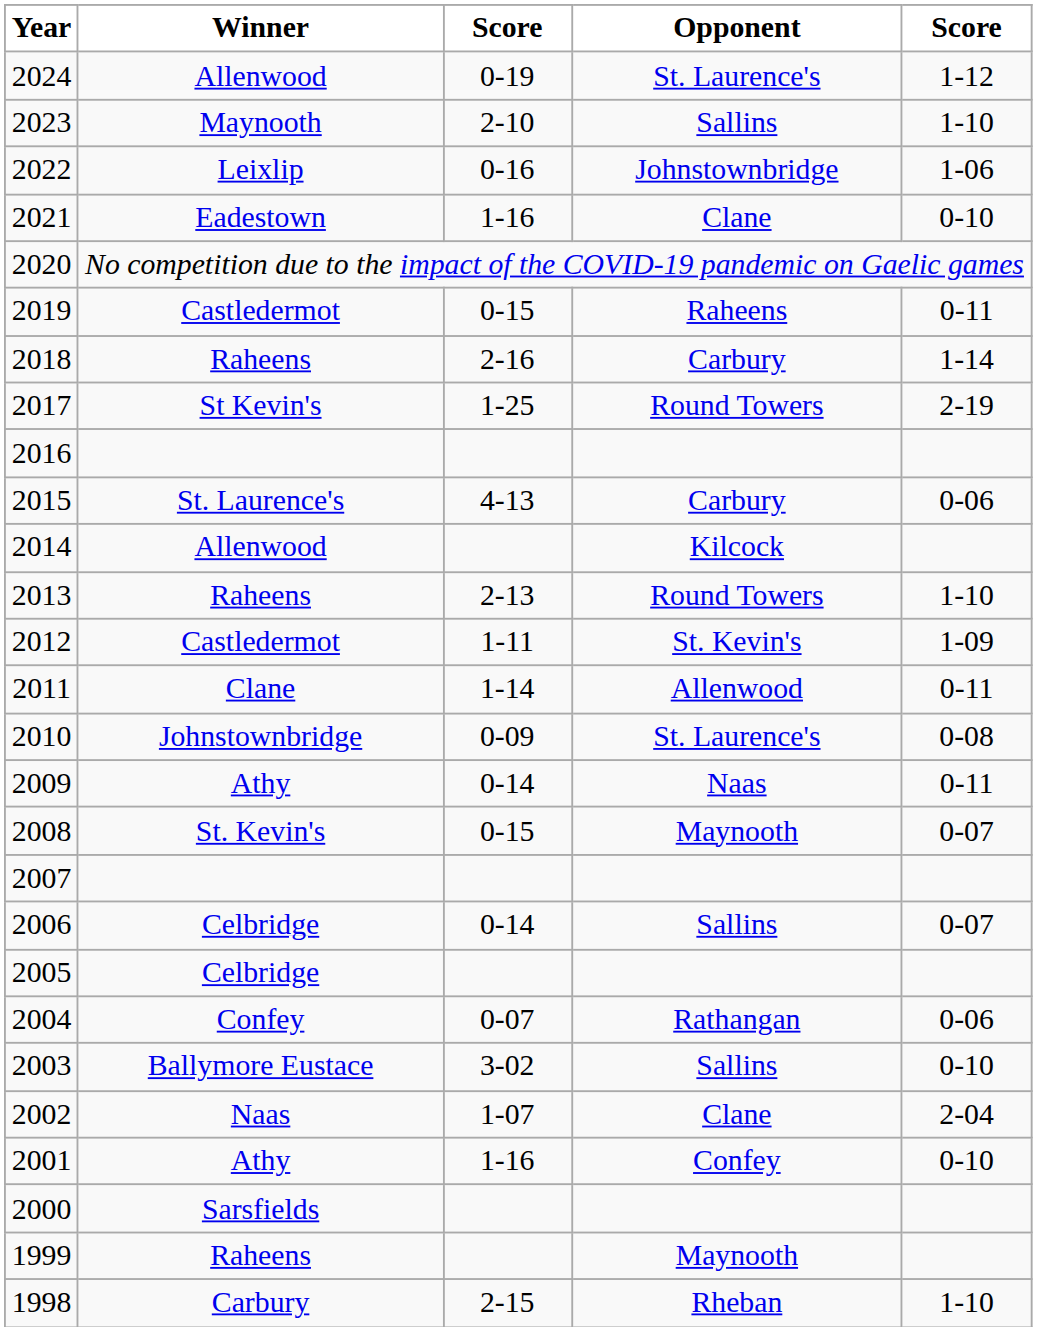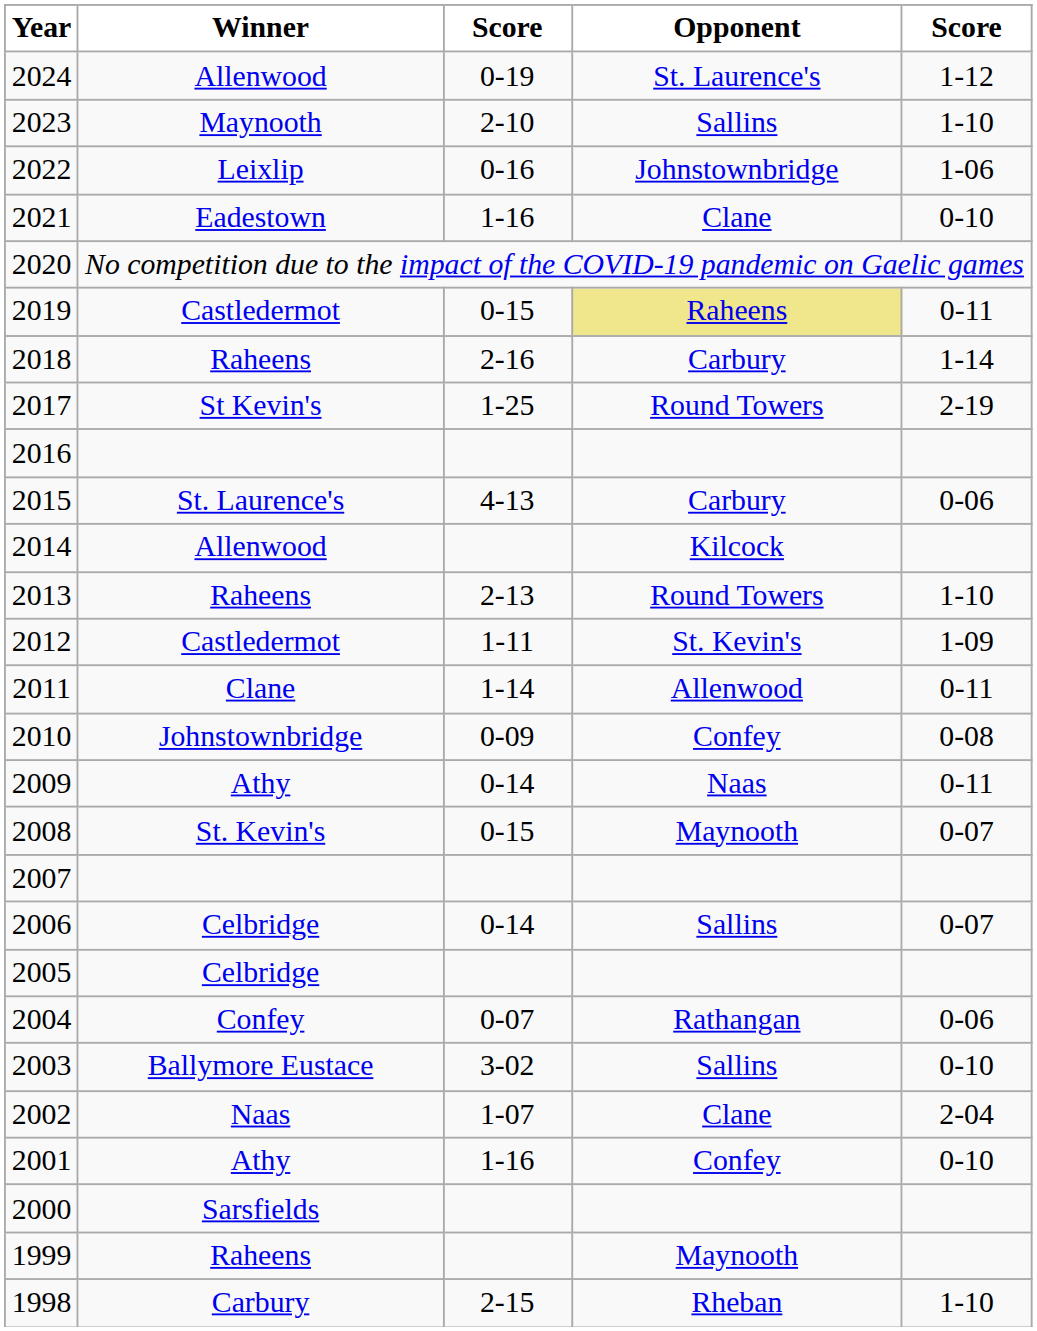(737, 311) no background -> (737, 311) khaki background
(737, 736) St. Laurence's -> (737, 736) Confey
